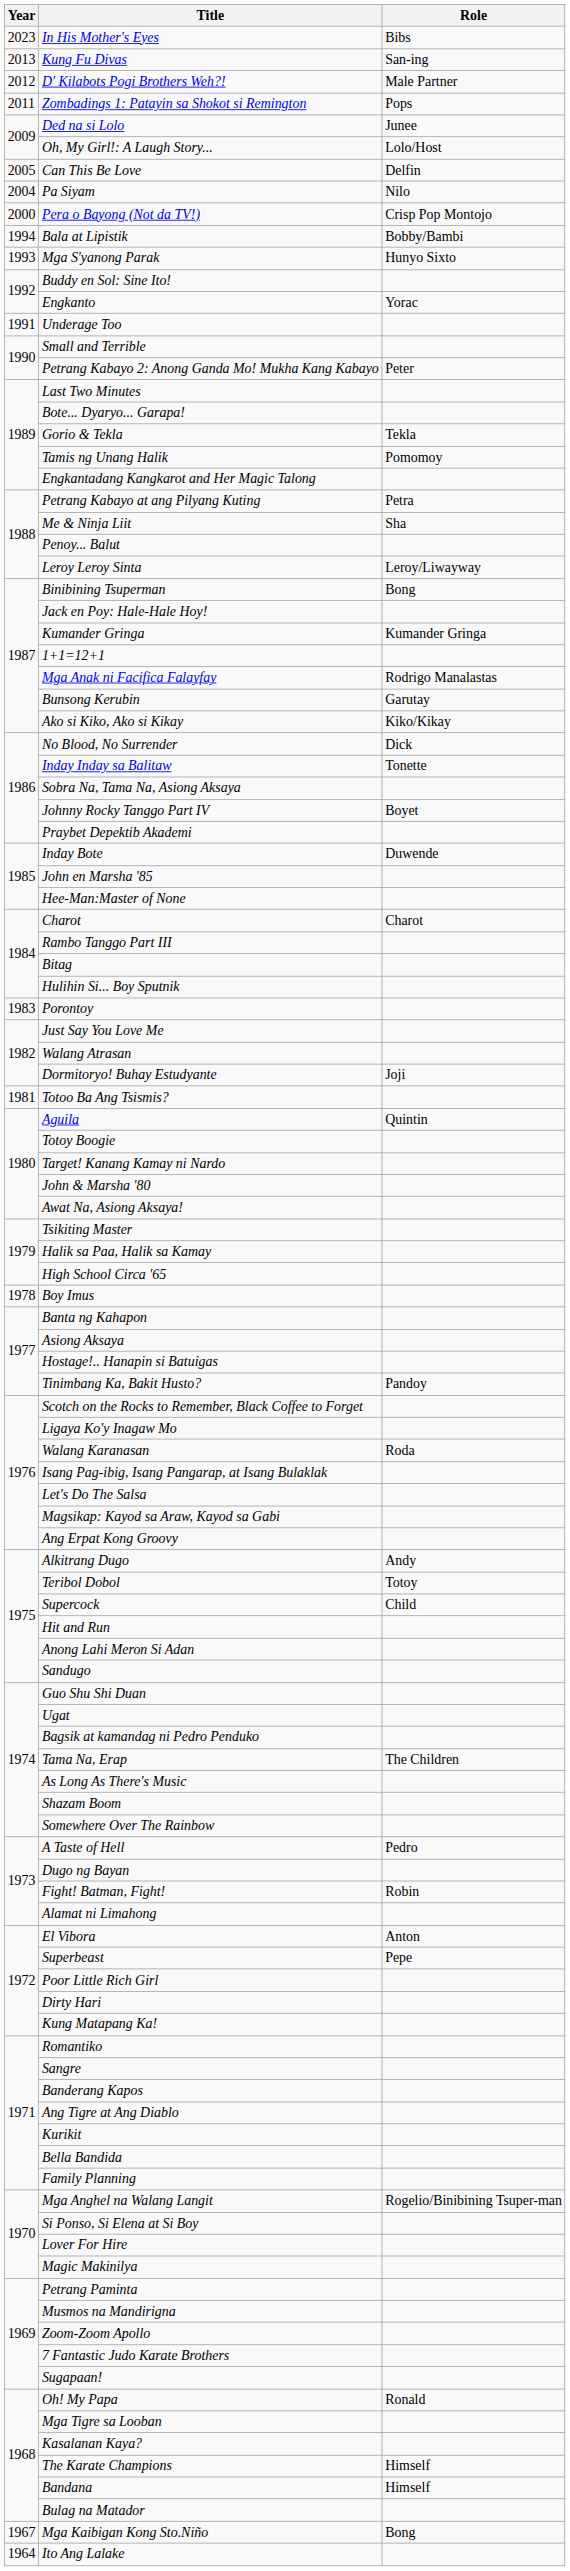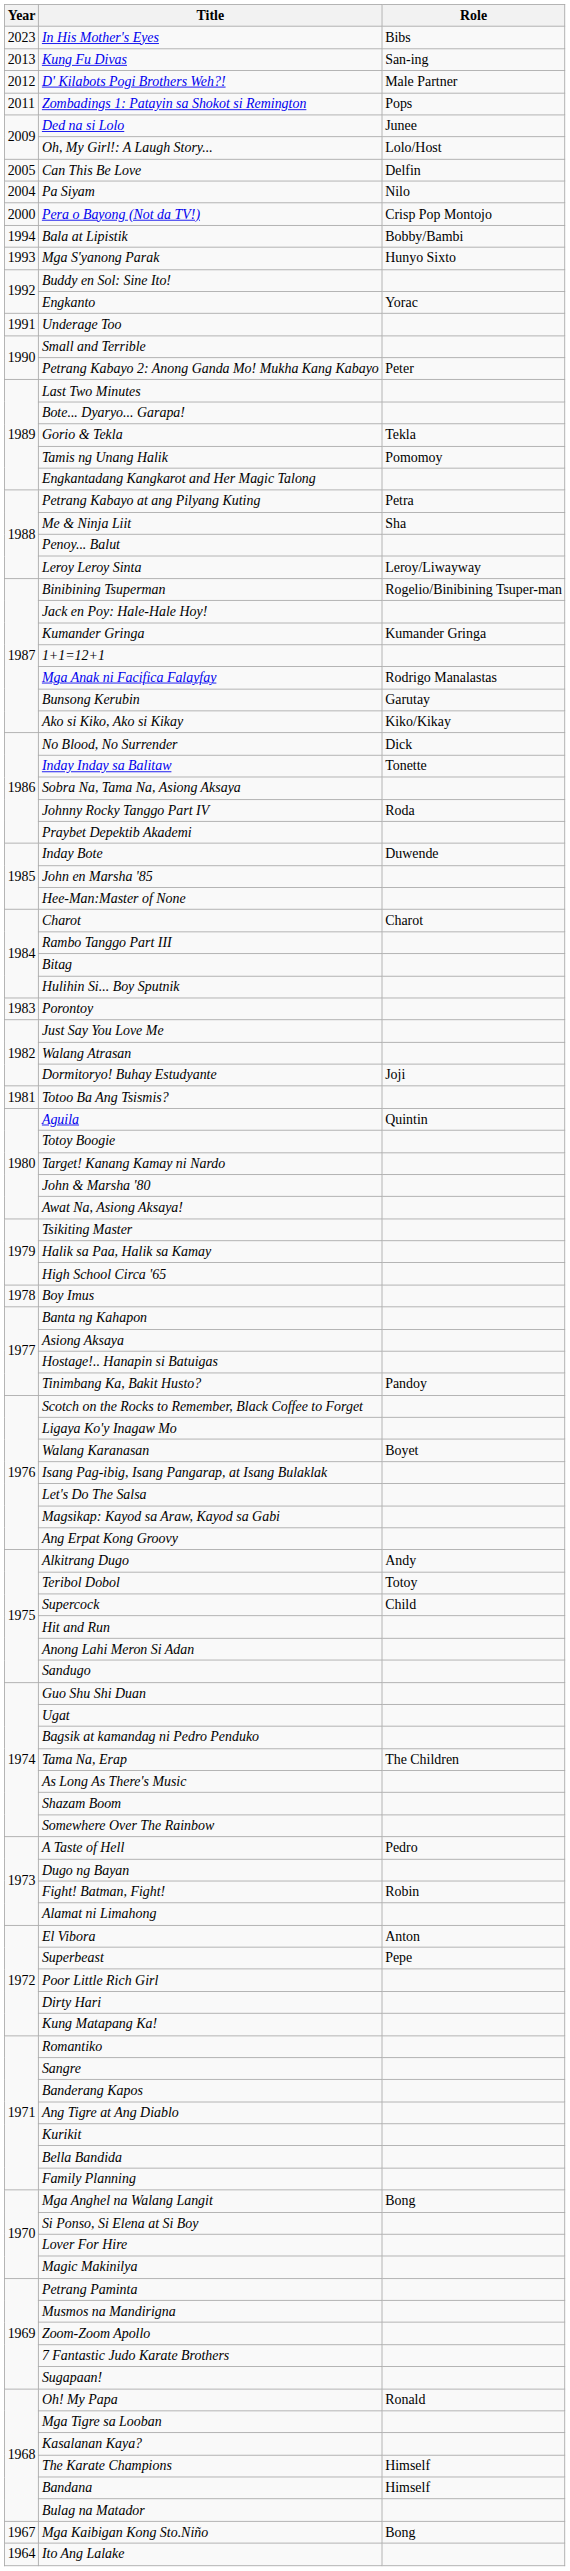(400, 589) Bong -> (474, 589) Rogelio/Binibining Tsuper-man
(402, 810) Boyet -> (400, 810) Roda
(400, 1450) Roda -> (402, 1450) Boyet
(474, 2201) Rogelio/Binibining Tsuper-man -> (400, 2201) Bong
